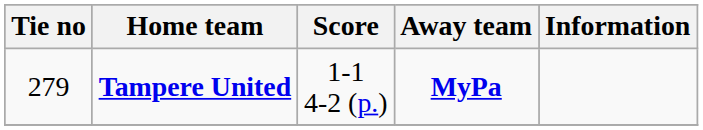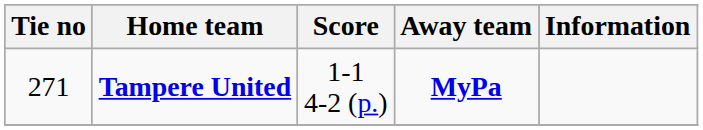(49, 86) 279 -> (49, 86) 271
